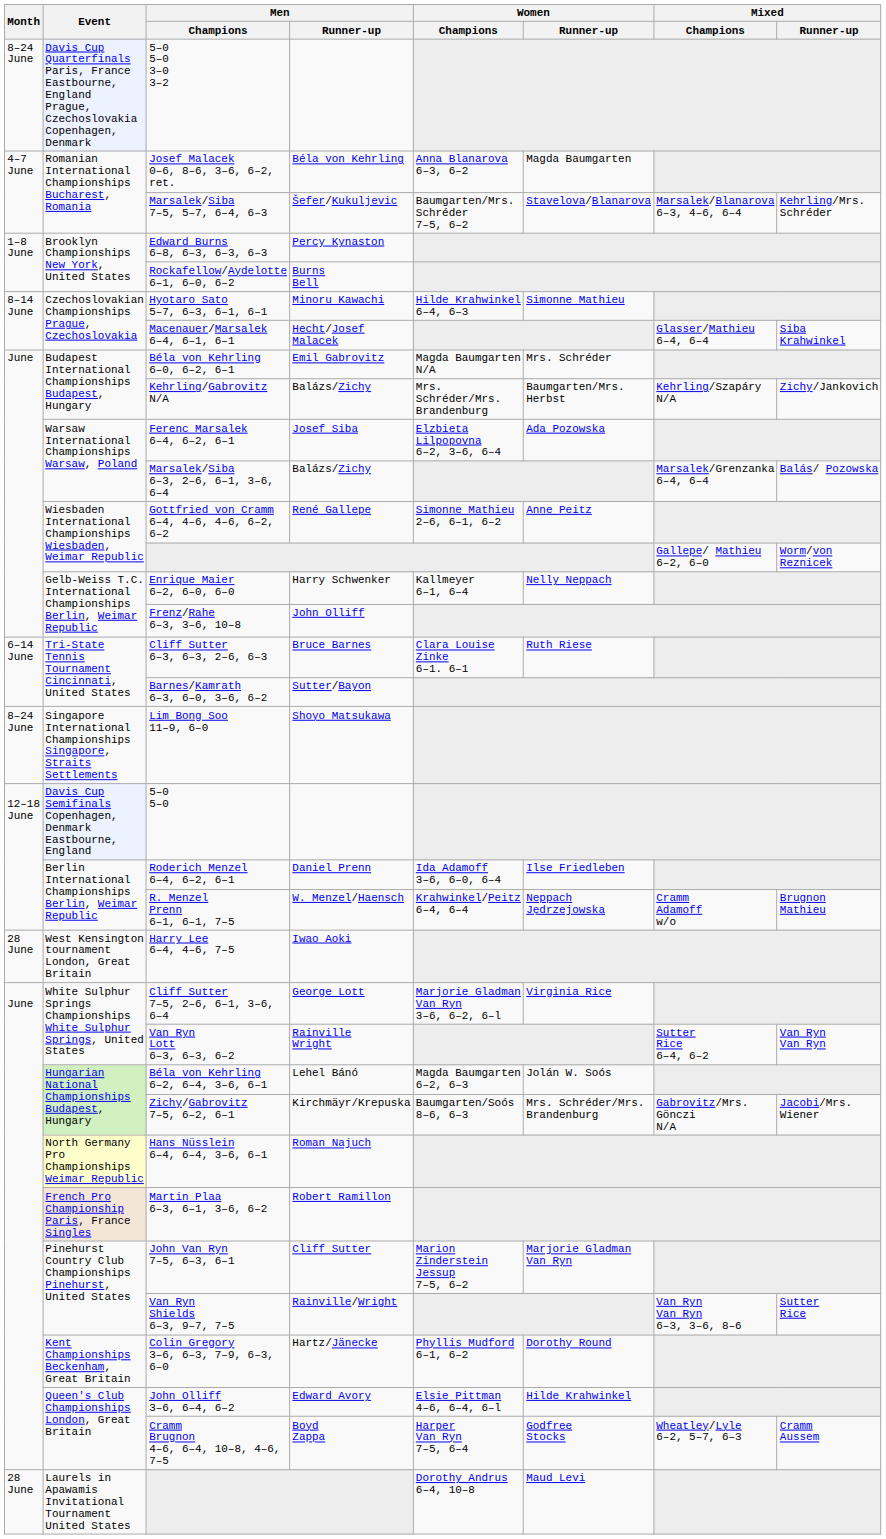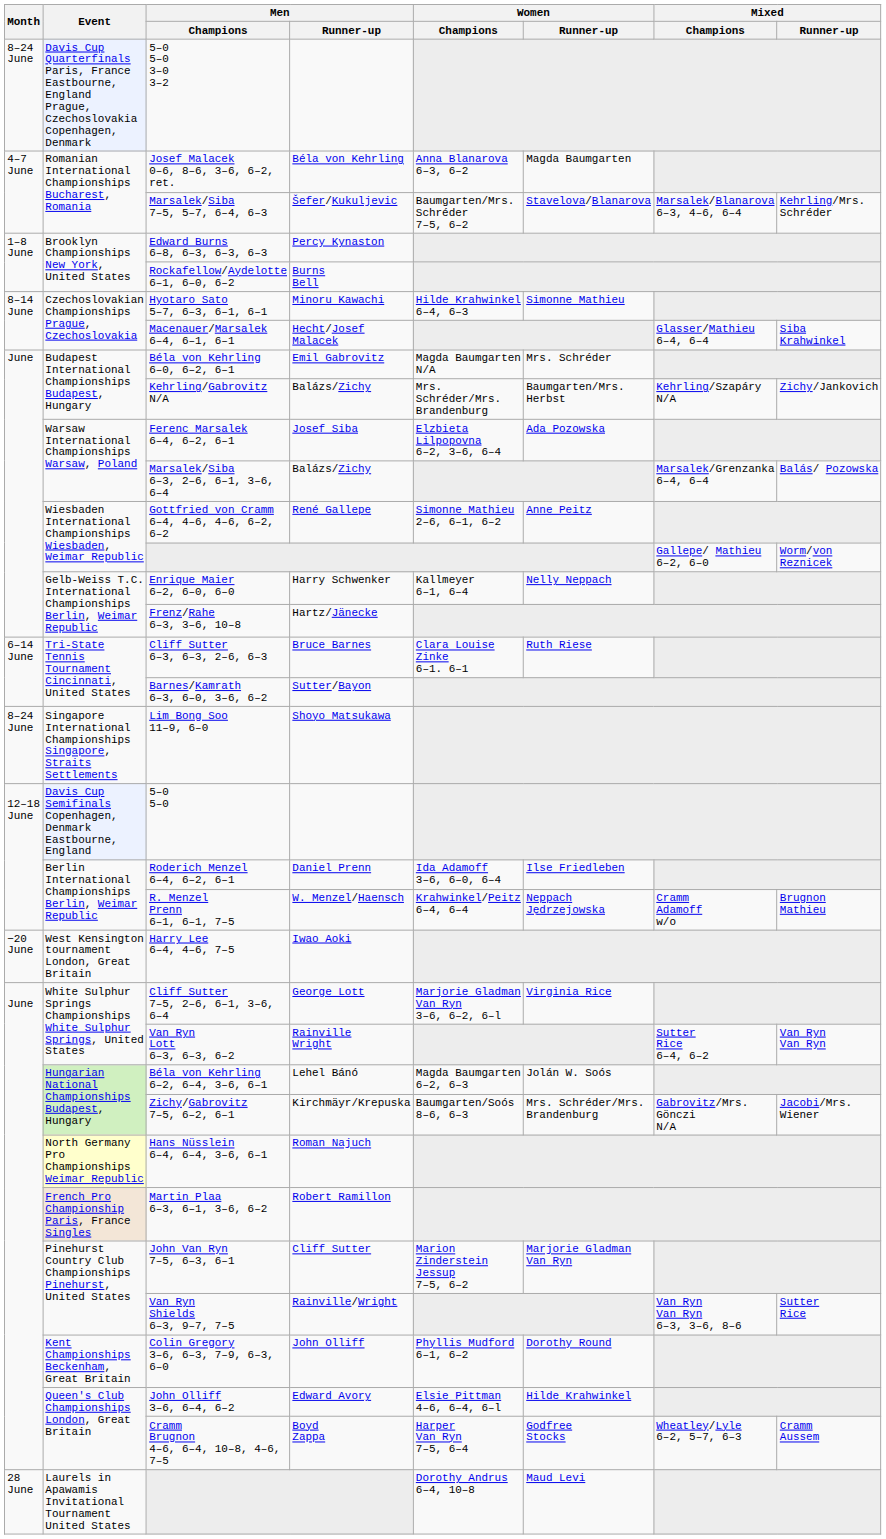(328, 613) John Olliff -> (335, 613) Hartz/Jänecke
(20, 945) 28 June -> (20, 945) −20 June
(335, 1343) Hartz/Jänecke -> (328, 1343) John Olliff
